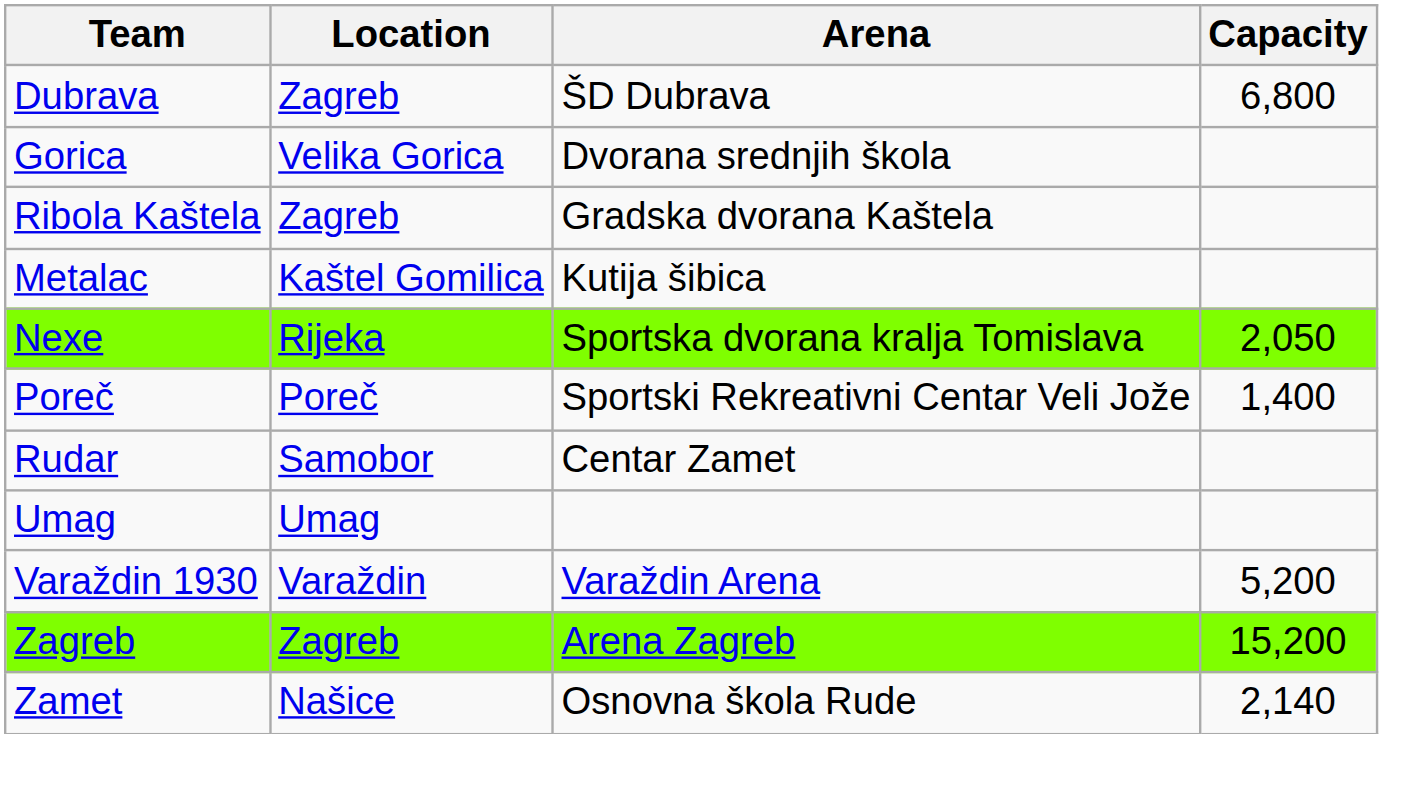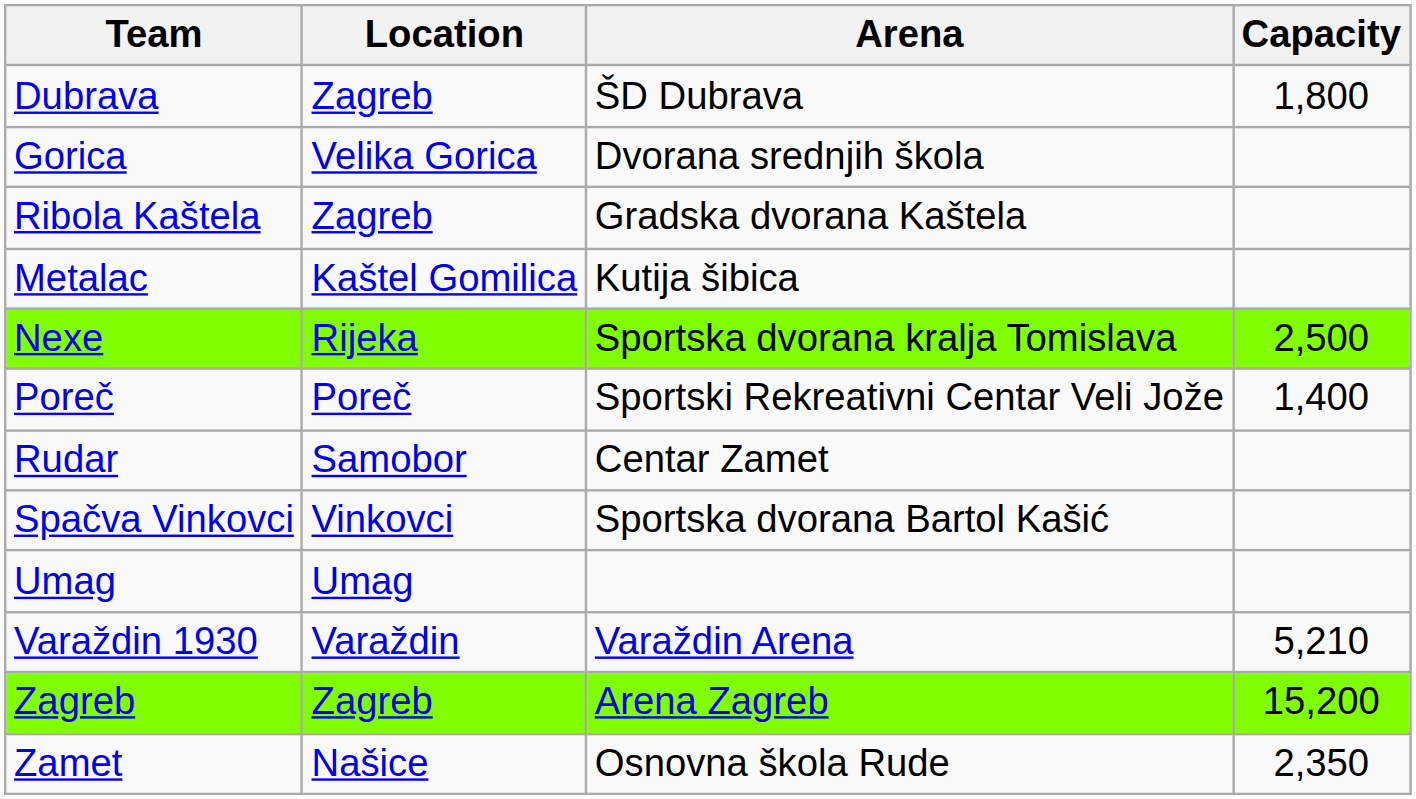(1288, 95) 6,800 -> (1321, 95) 1,800
(1288, 338) 2,050 -> (1321, 338) 2,500
+ row: (154, 519)
(1288, 580) 5,200 -> (1321, 641) 5,210
(1288, 701) 2,140 -> (1321, 762) 2,350
